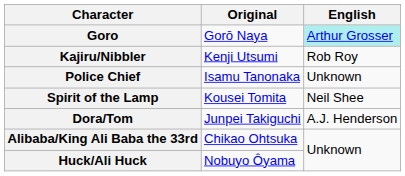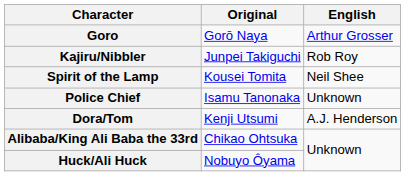(350, 35) paleturquoise background -> (350, 35) no background
(241, 56) Kenji Utsumi -> (252, 56) Junpei Takiguchi
rows swapped: (103, 77) <-> (103, 98)
(252, 118) Junpei Takiguchi -> (241, 118) Kenji Utsumi
